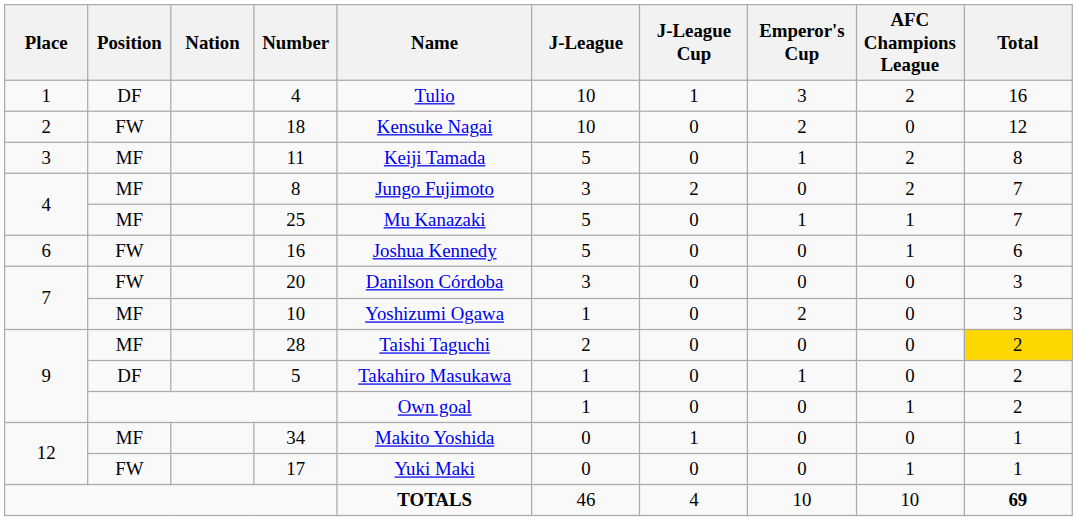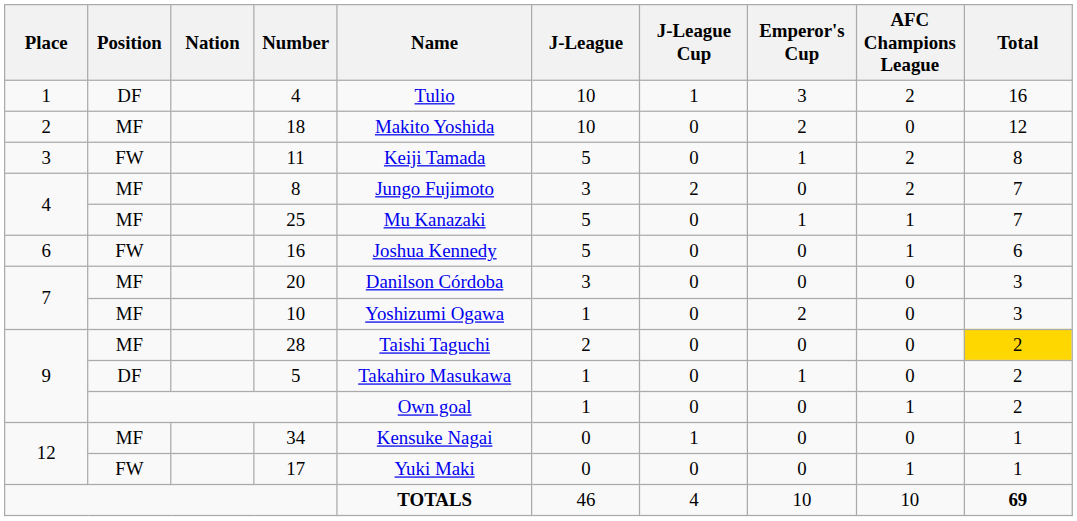(129, 127) FW -> (129, 127) MF
(435, 127) Kensuke Nagai -> (435, 127) Makito Yoshida
(129, 158) MF -> (129, 158) FW
(129, 282) FW -> (129, 282) MF
(435, 437) Makito Yoshida -> (435, 437) Kensuke Nagai
